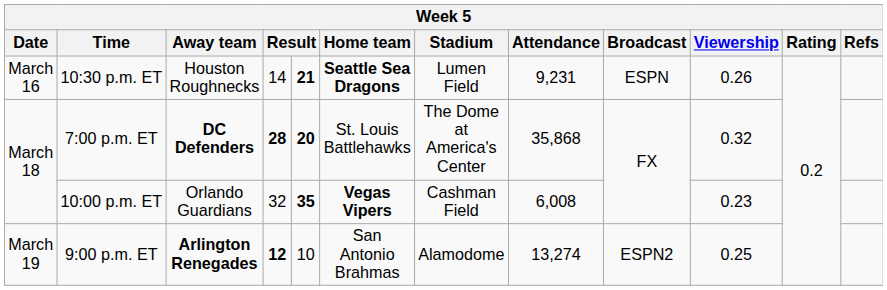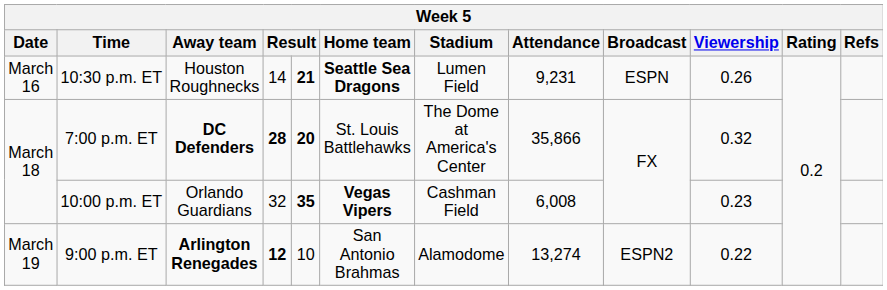(556, 139) 35,868 -> (556, 139) 35,866
(736, 254) 0.25 -> (736, 254) 0.22
